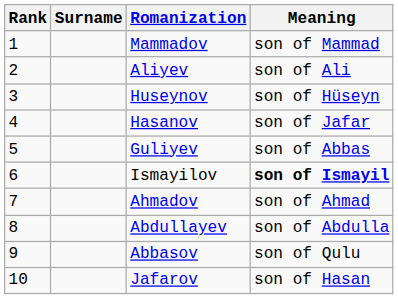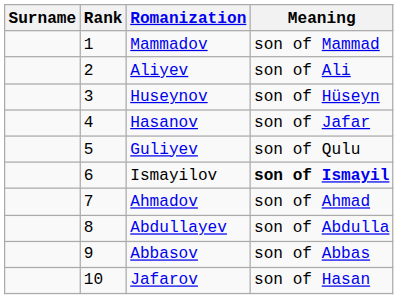columns swapped: (28, 18) <-> (89, 18)
(312, 149) son of Abbas -> (307, 149) son of Qulu
(307, 254) son of Qulu -> (312, 254) son of Abbas
